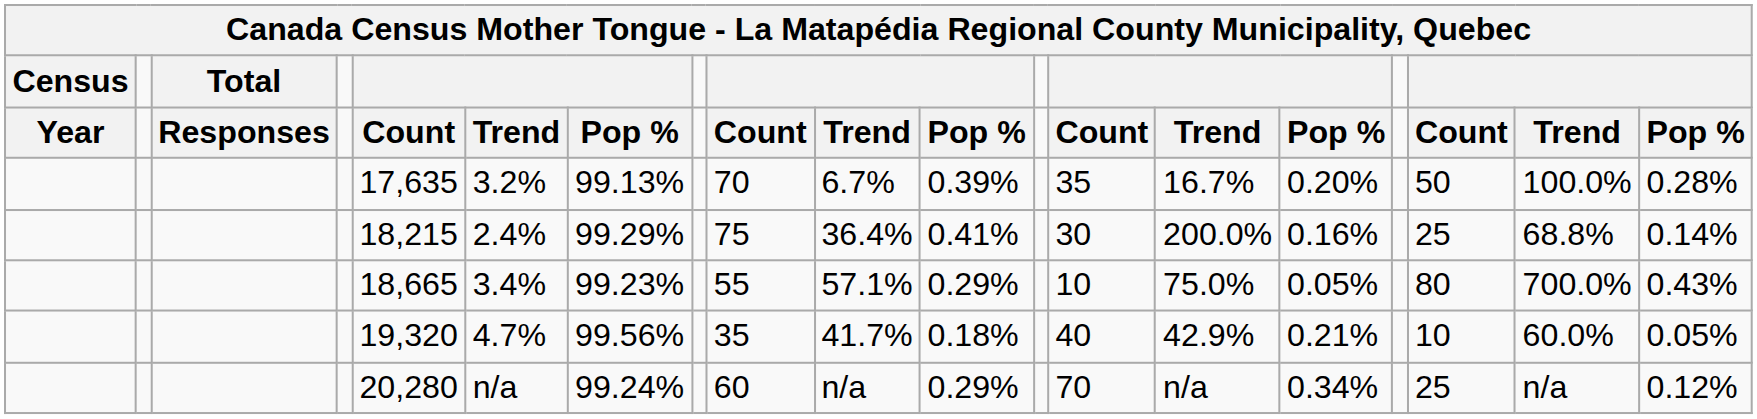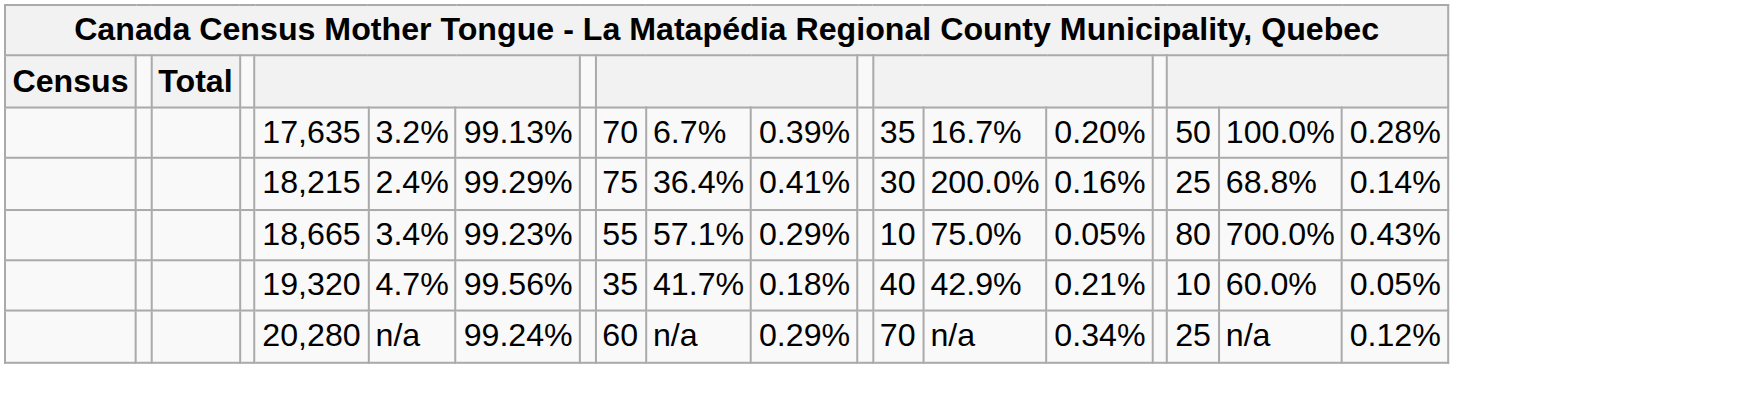- row: (70, 132)
